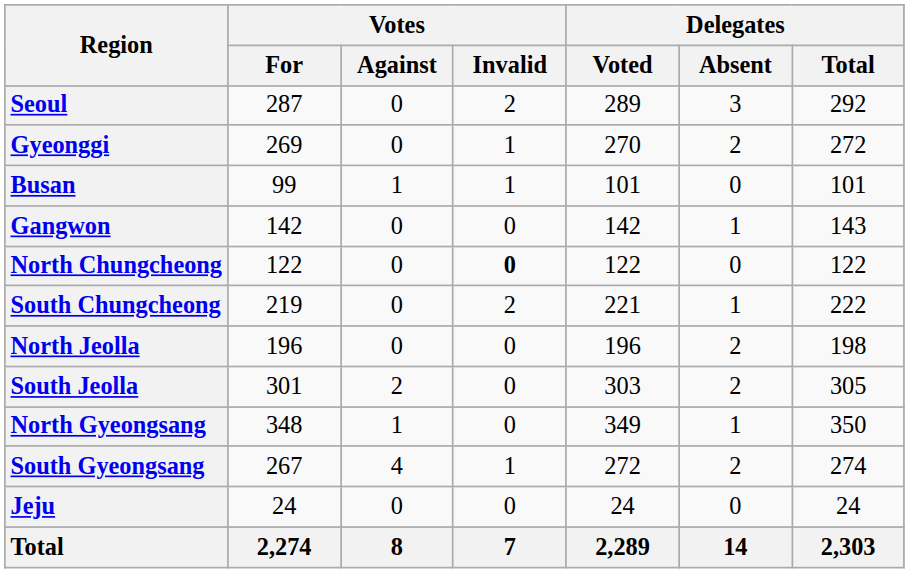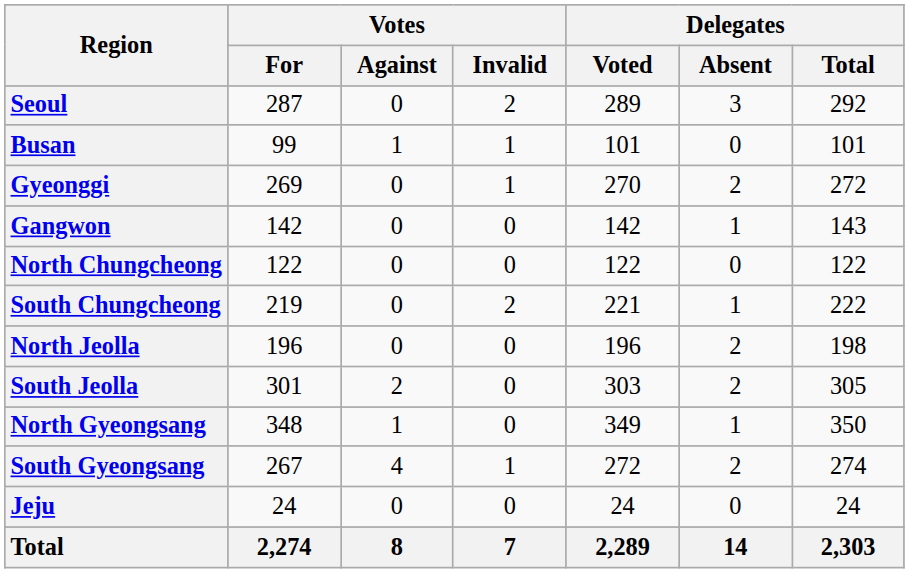rows swapped: (43, 185) <-> (60, 145)
(510, 265) bold -> (510, 265) normal
